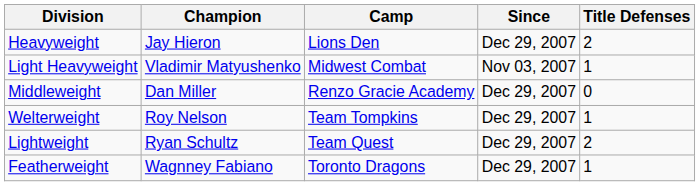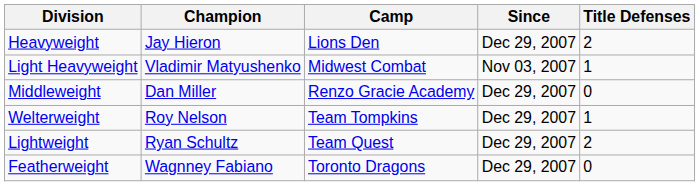(588, 167) 1 -> (588, 167) 0
